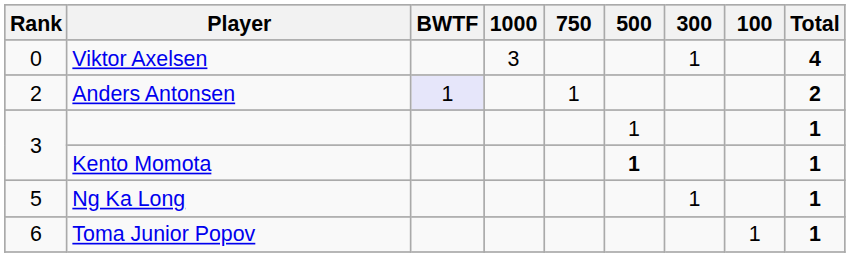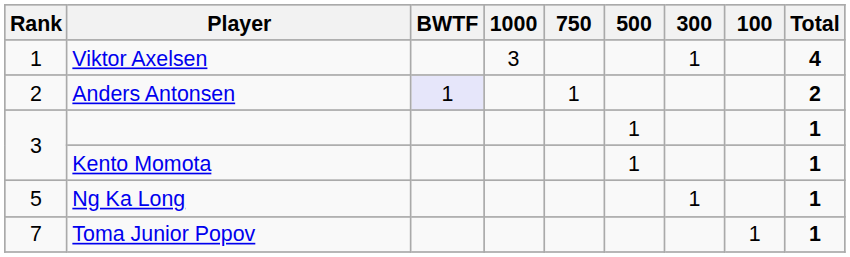(36, 57) 0 -> (36, 57) 1
(634, 163) bold -> (634, 163) normal
(36, 234) 6 -> (36, 234) 7
